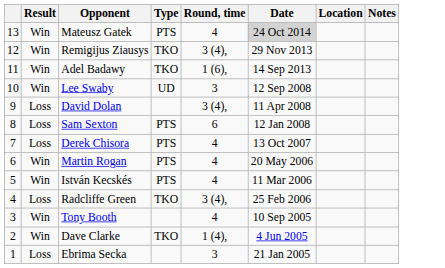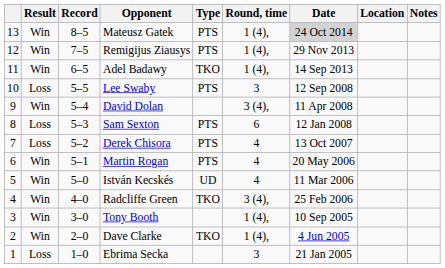+ column: (79, 13)
(215, 32) 4 -> (256, 32) 1 (4),
(166, 50) TKO -> (208, 50) PTS
(215, 50) 3 (4), -> (256, 50) 1 (4),
(215, 69) 1 (6), -> (256, 69) 1 (4),
(40, 87) Win -> (40, 87) Loss
(166, 87) UD -> (208, 87) PTS
(40, 106) Loss -> (40, 106) Win
(166, 180) PTS -> (208, 180) UD
(40, 198) Loss -> (40, 198) Win
(215, 217) 4 -> (256, 217) 1 (4),
